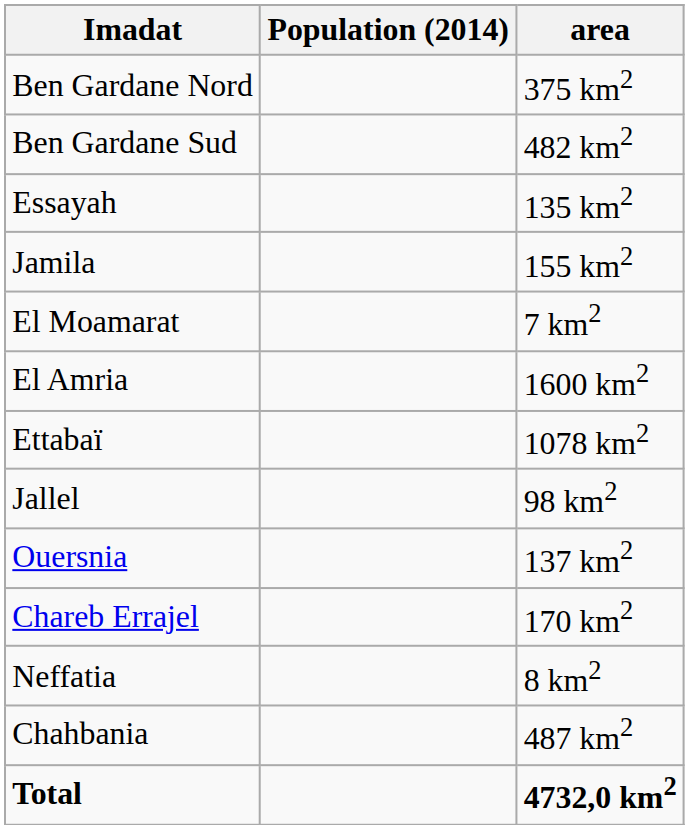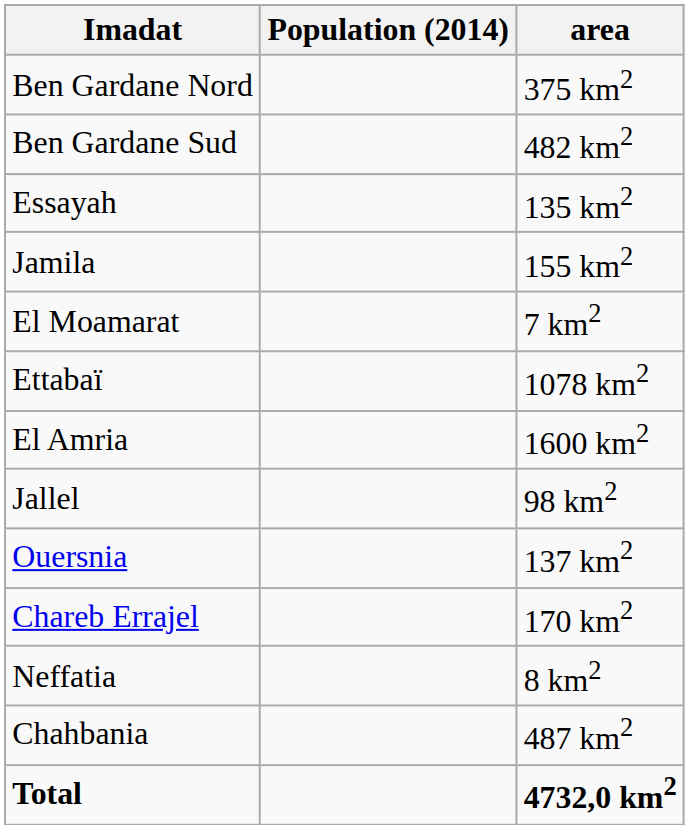rows swapped: (70, 380) <-> (57, 439)
